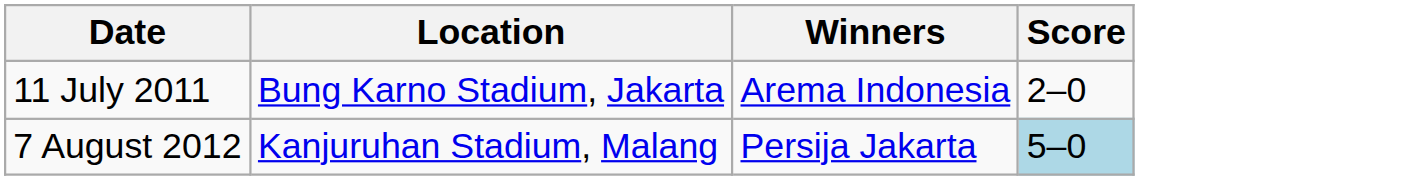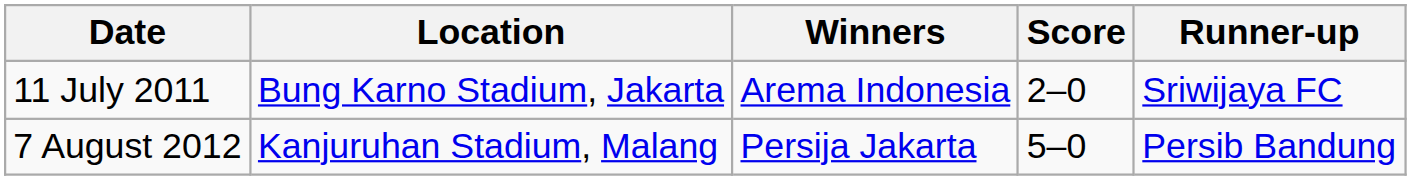+ column: (1269, 32)
(1056, 145) lightblue background -> (1056, 145) no background
